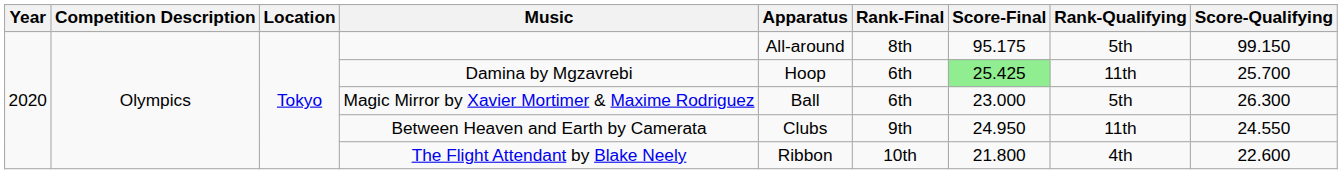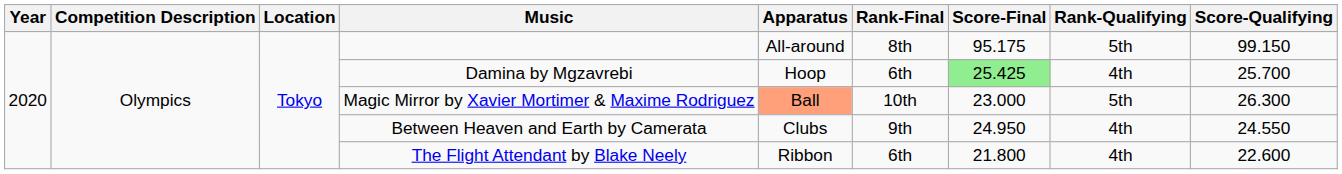(1121, 73) 11th -> (1121, 73) 4th
(805, 100) no background -> (805, 100) lightsalmon background
(900, 100) 6th -> (900, 100) 10th
(1121, 127) 11th -> (1121, 127) 4th
(900, 155) 10th -> (900, 155) 6th
